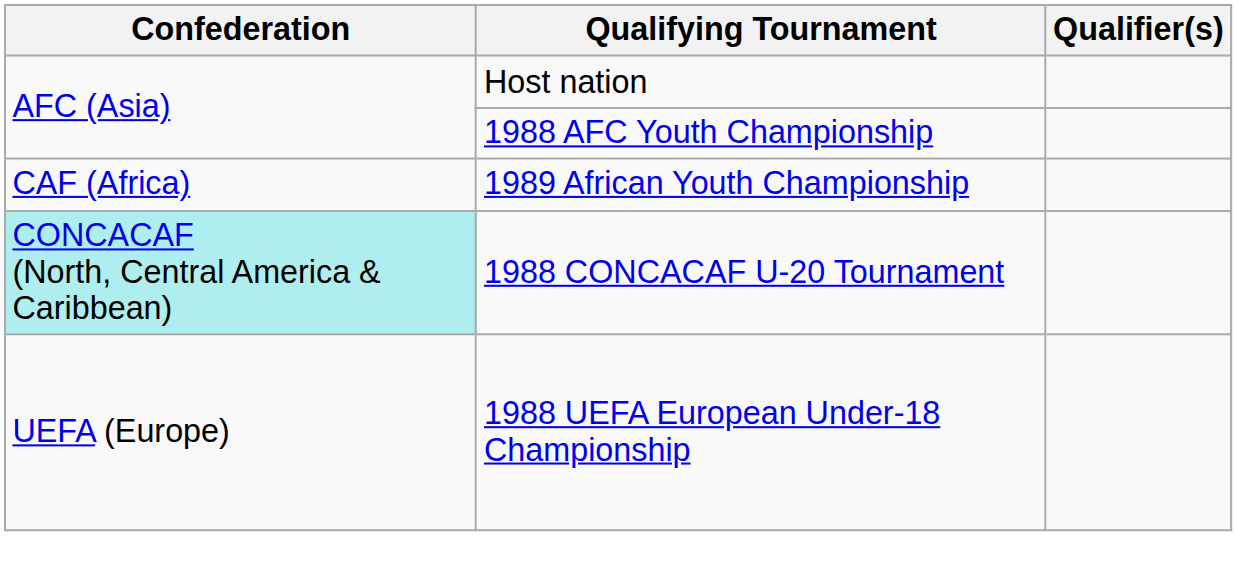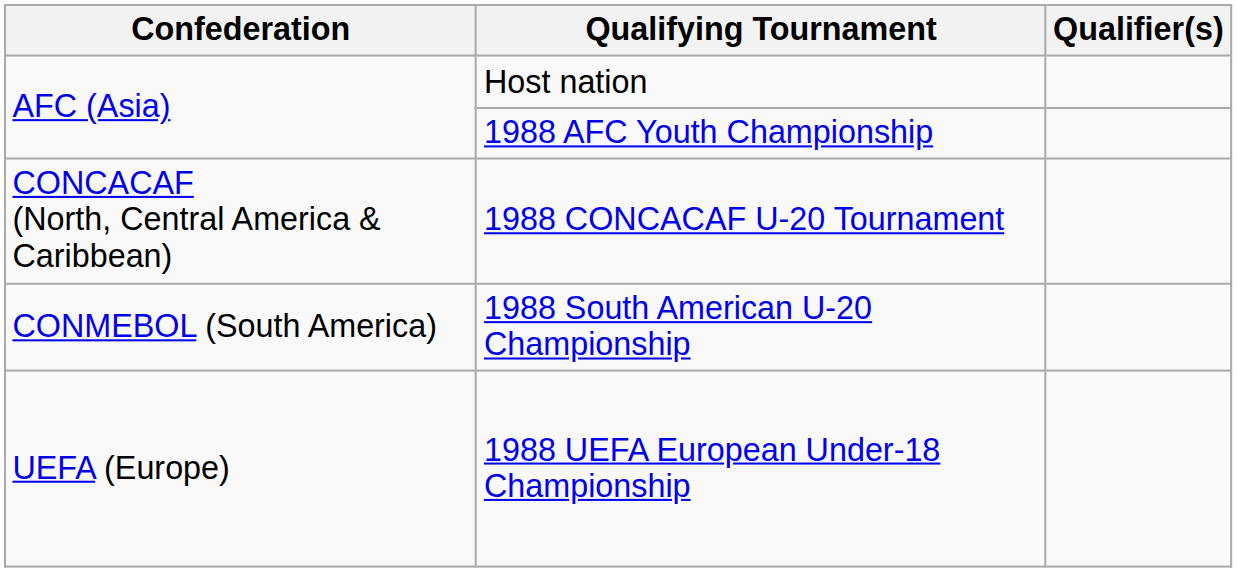- row: (727, 183)
(197, 271) paleturquoise background -> (197, 220) no background
+ row: (678, 326)
